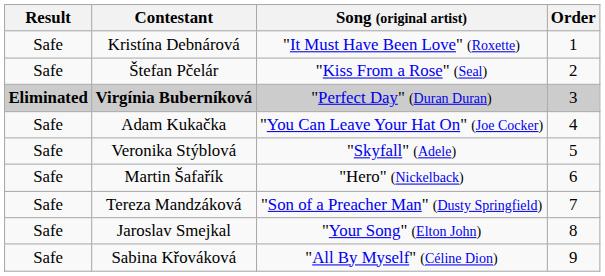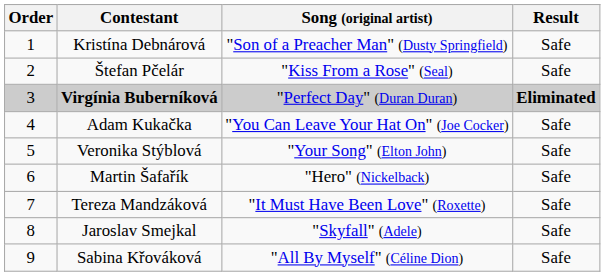columns swapped: (573, 17) <-> (48, 17)
(402, 44) "It Must Have Been Love" (Roxette) -> (367, 44) "Son of a Preacher Man" (Dusty Springfield)
(401, 151) "Skyfall" (Adele) -> (367, 151) "Your Song" (Elton John)
(402, 204) "Son of a Preacher Man" (Dusty Springfield) -> (367, 204) "It Must Have Been Love" (Roxette)
(401, 230) "Your Song" (Elton John) -> (367, 230) "Skyfall" (Adele)
